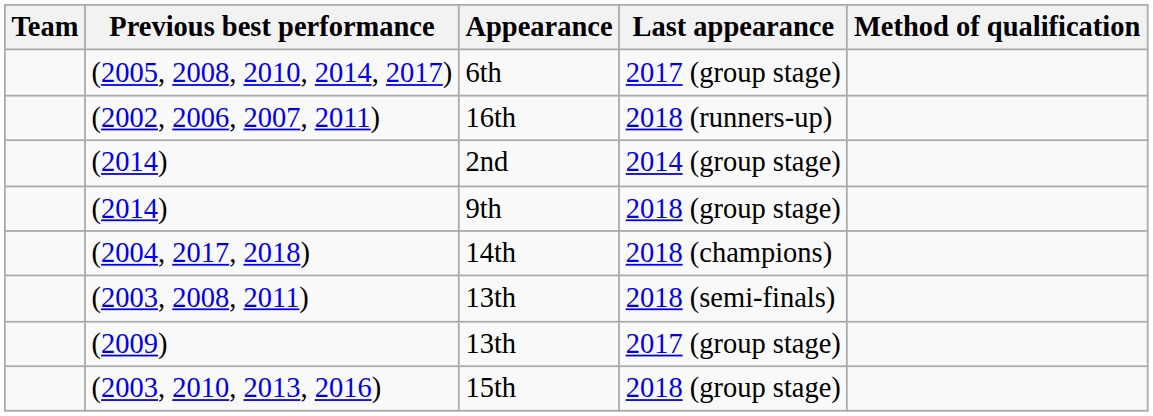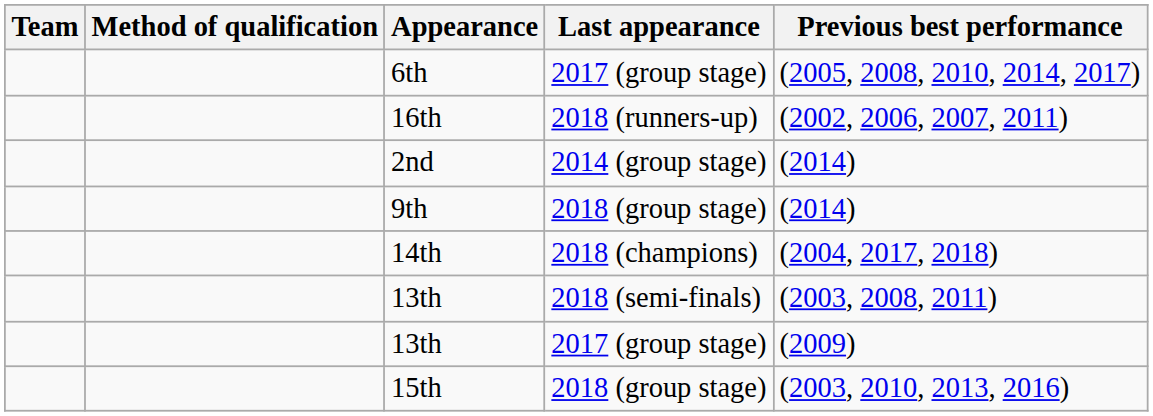columns swapped: (997, 27) <-> (272, 27)
